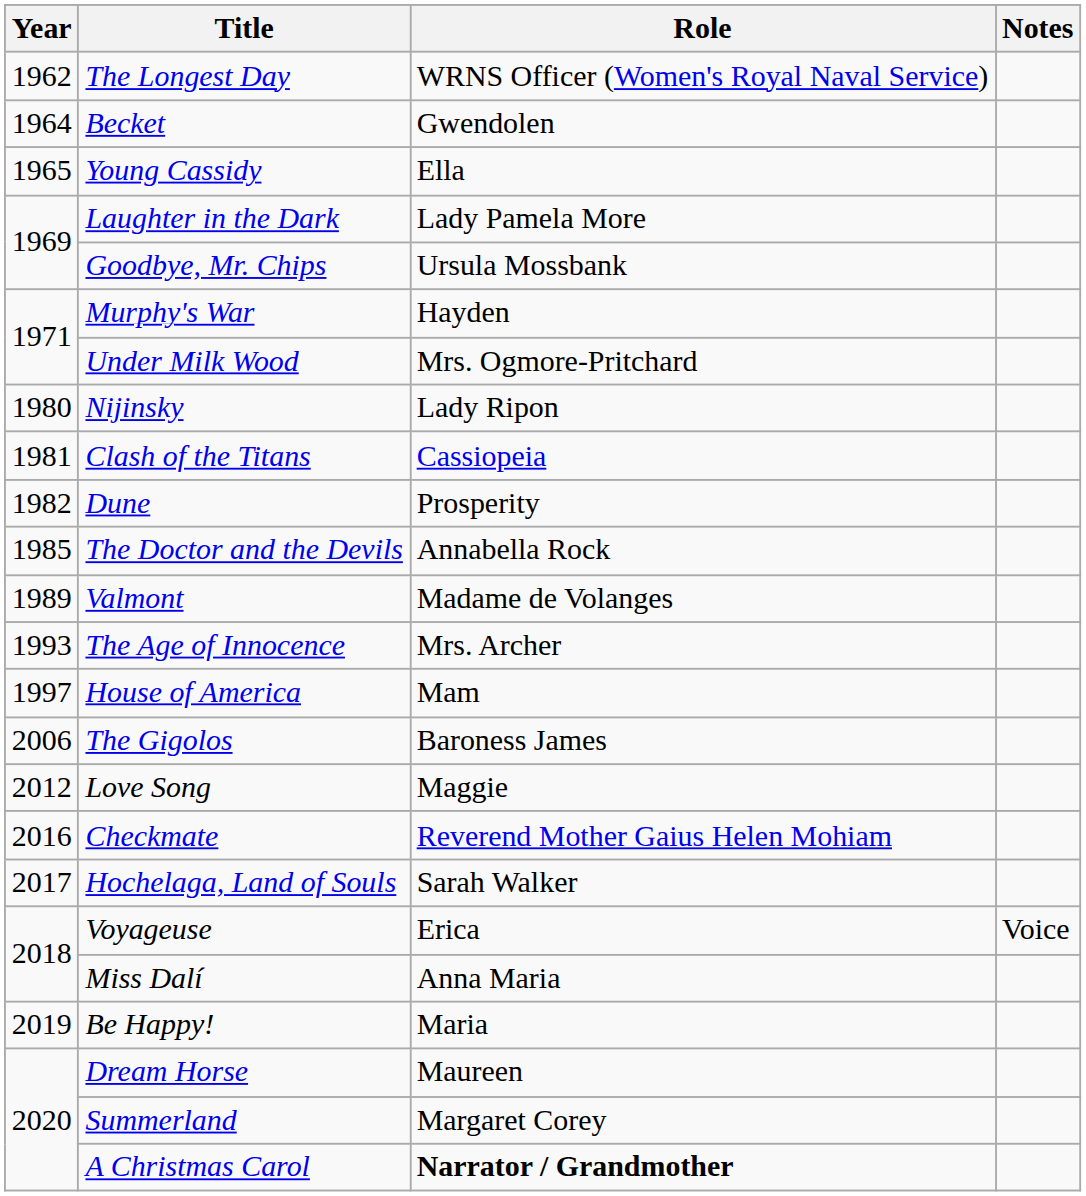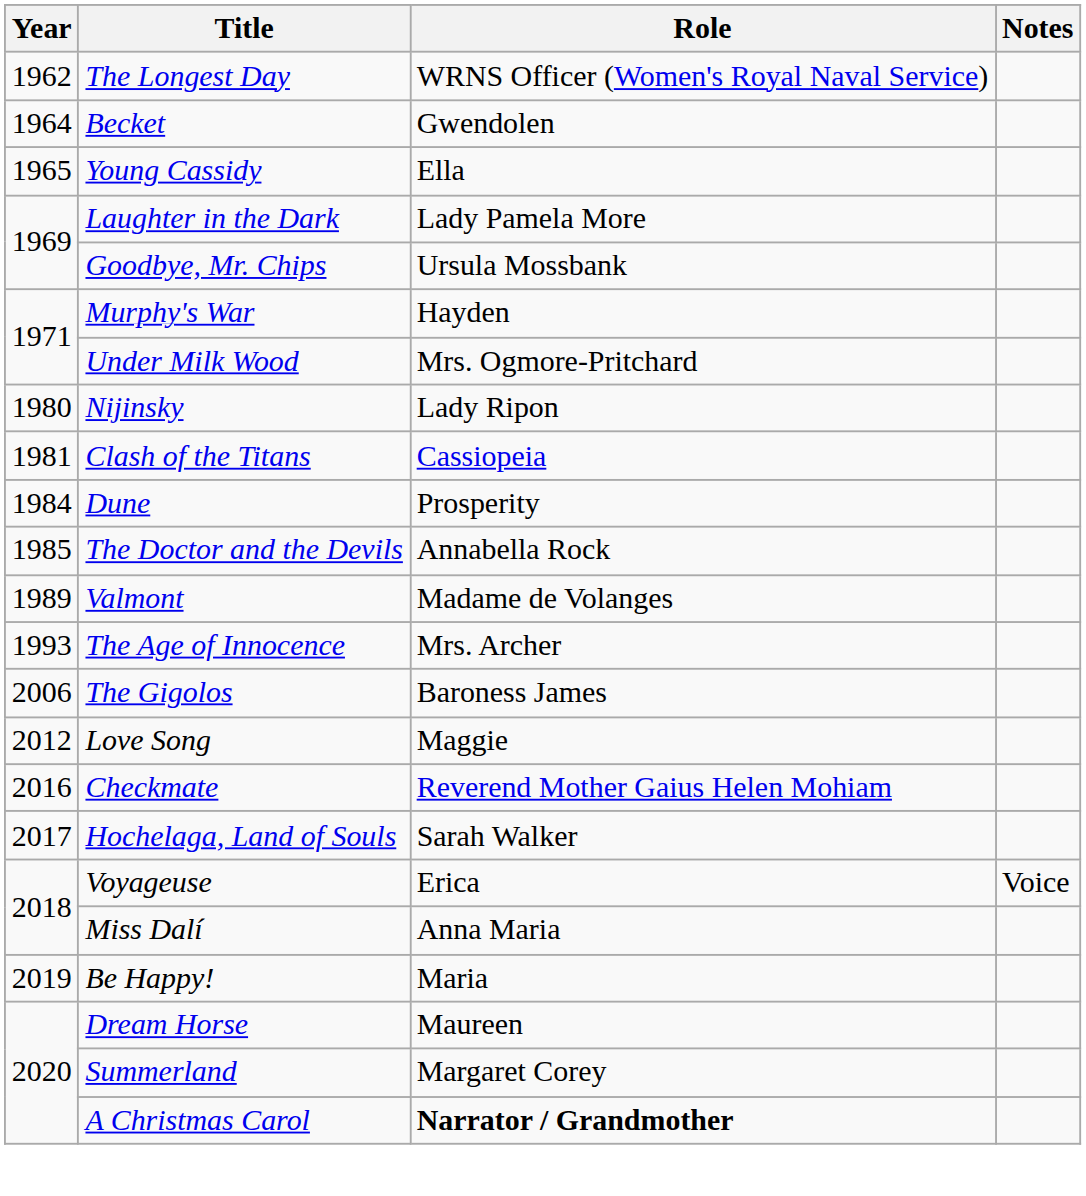(42, 502) 1982 -> (42, 502) 1984
- row: (193, 692)
